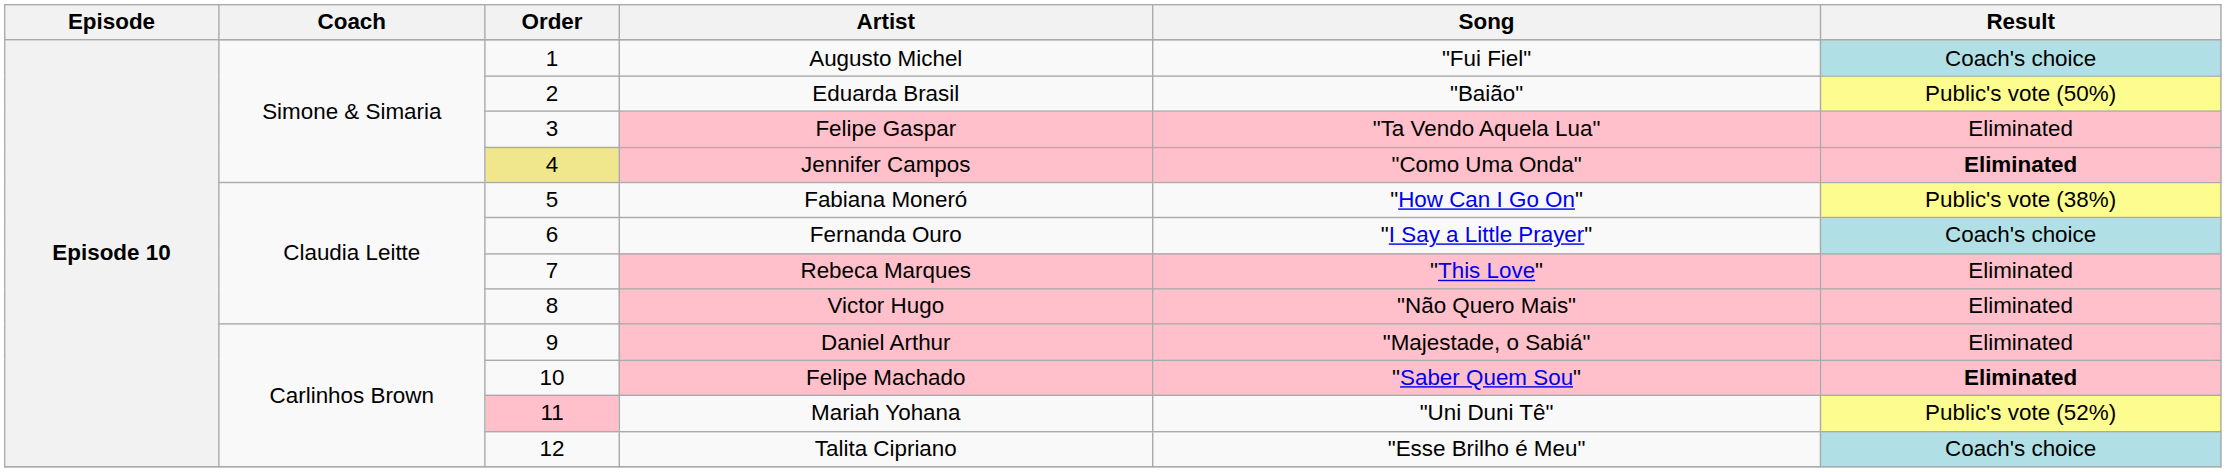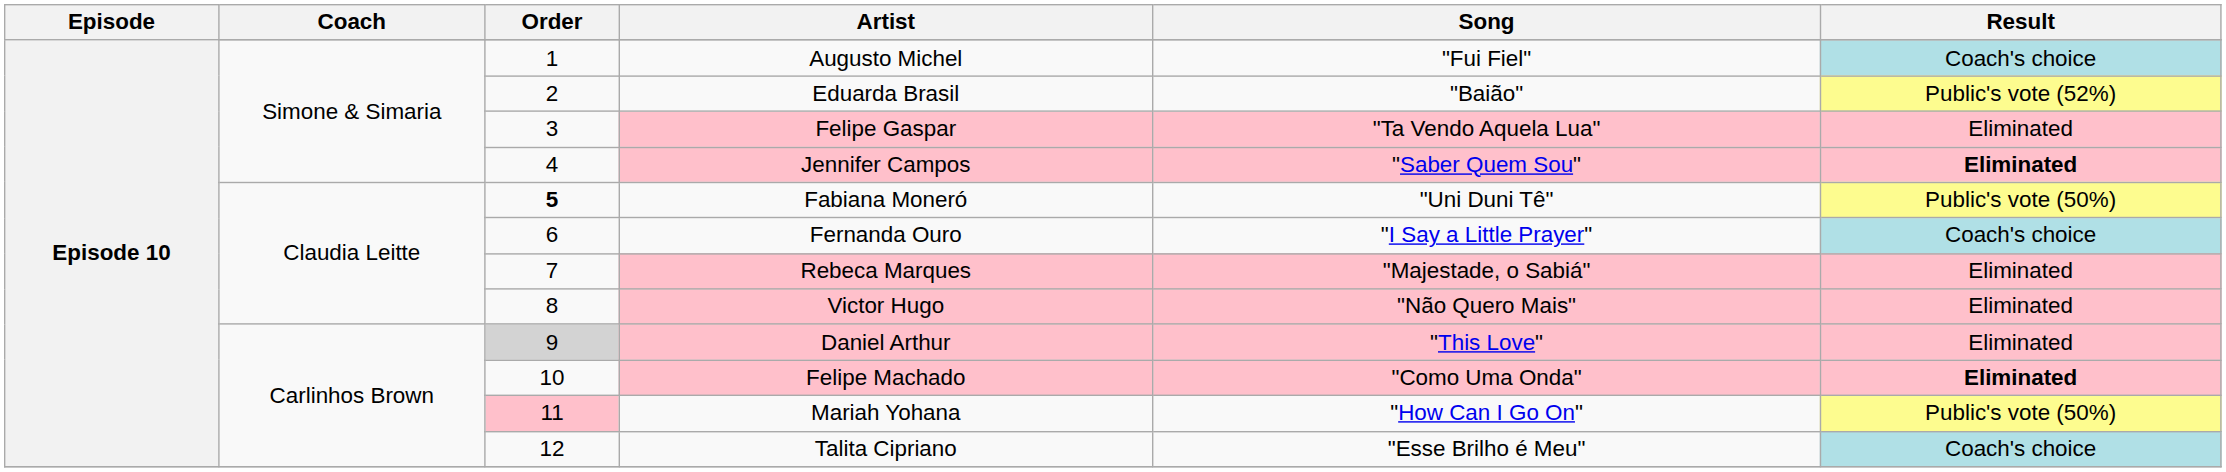(2021, 93) Public's vote (50%) -> (2021, 93) Public's vote (52%)
(552, 164) khaki background -> (552, 164) no background
(1487, 164) "Como Uma Onda" -> (1487, 164) "Saber Quem Sou"
(552, 199) normal -> (552, 199) bold
(1487, 199) "How Can I Go On" -> (1487, 199) "Uni Duni Tê"
(2021, 199) Public's vote (38%) -> (2021, 199) Public's vote (50%)
(1487, 270) "This Love" -> (1487, 270) "Majestade, o Sabiá"
(552, 341) no background -> (552, 341) lightgrey background
(1487, 341) "Majestade, o Sabiá" -> (1487, 341) "This Love"
(1487, 377) "Saber Quem Sou" -> (1487, 377) "Como Uma Onda"
(1487, 413) "Uni Duni Tê" -> (1487, 413) "How Can I Go On"
(2021, 413) Public's vote (52%) -> (2021, 413) Public's vote (50%)
